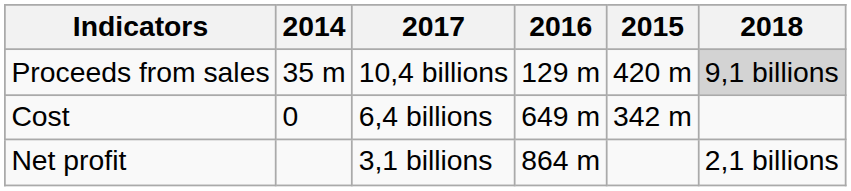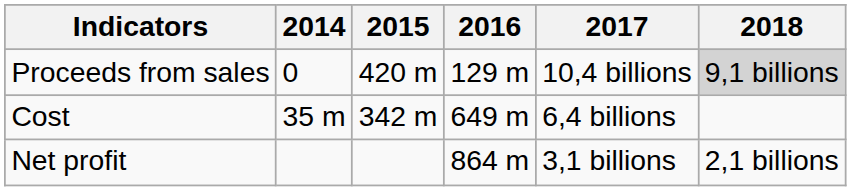columns swapped: (652, 26) <-> (433, 26)
(314, 71) 35 m -> (290, 71) 0
(290, 116) 0 -> (314, 116) 35 m
